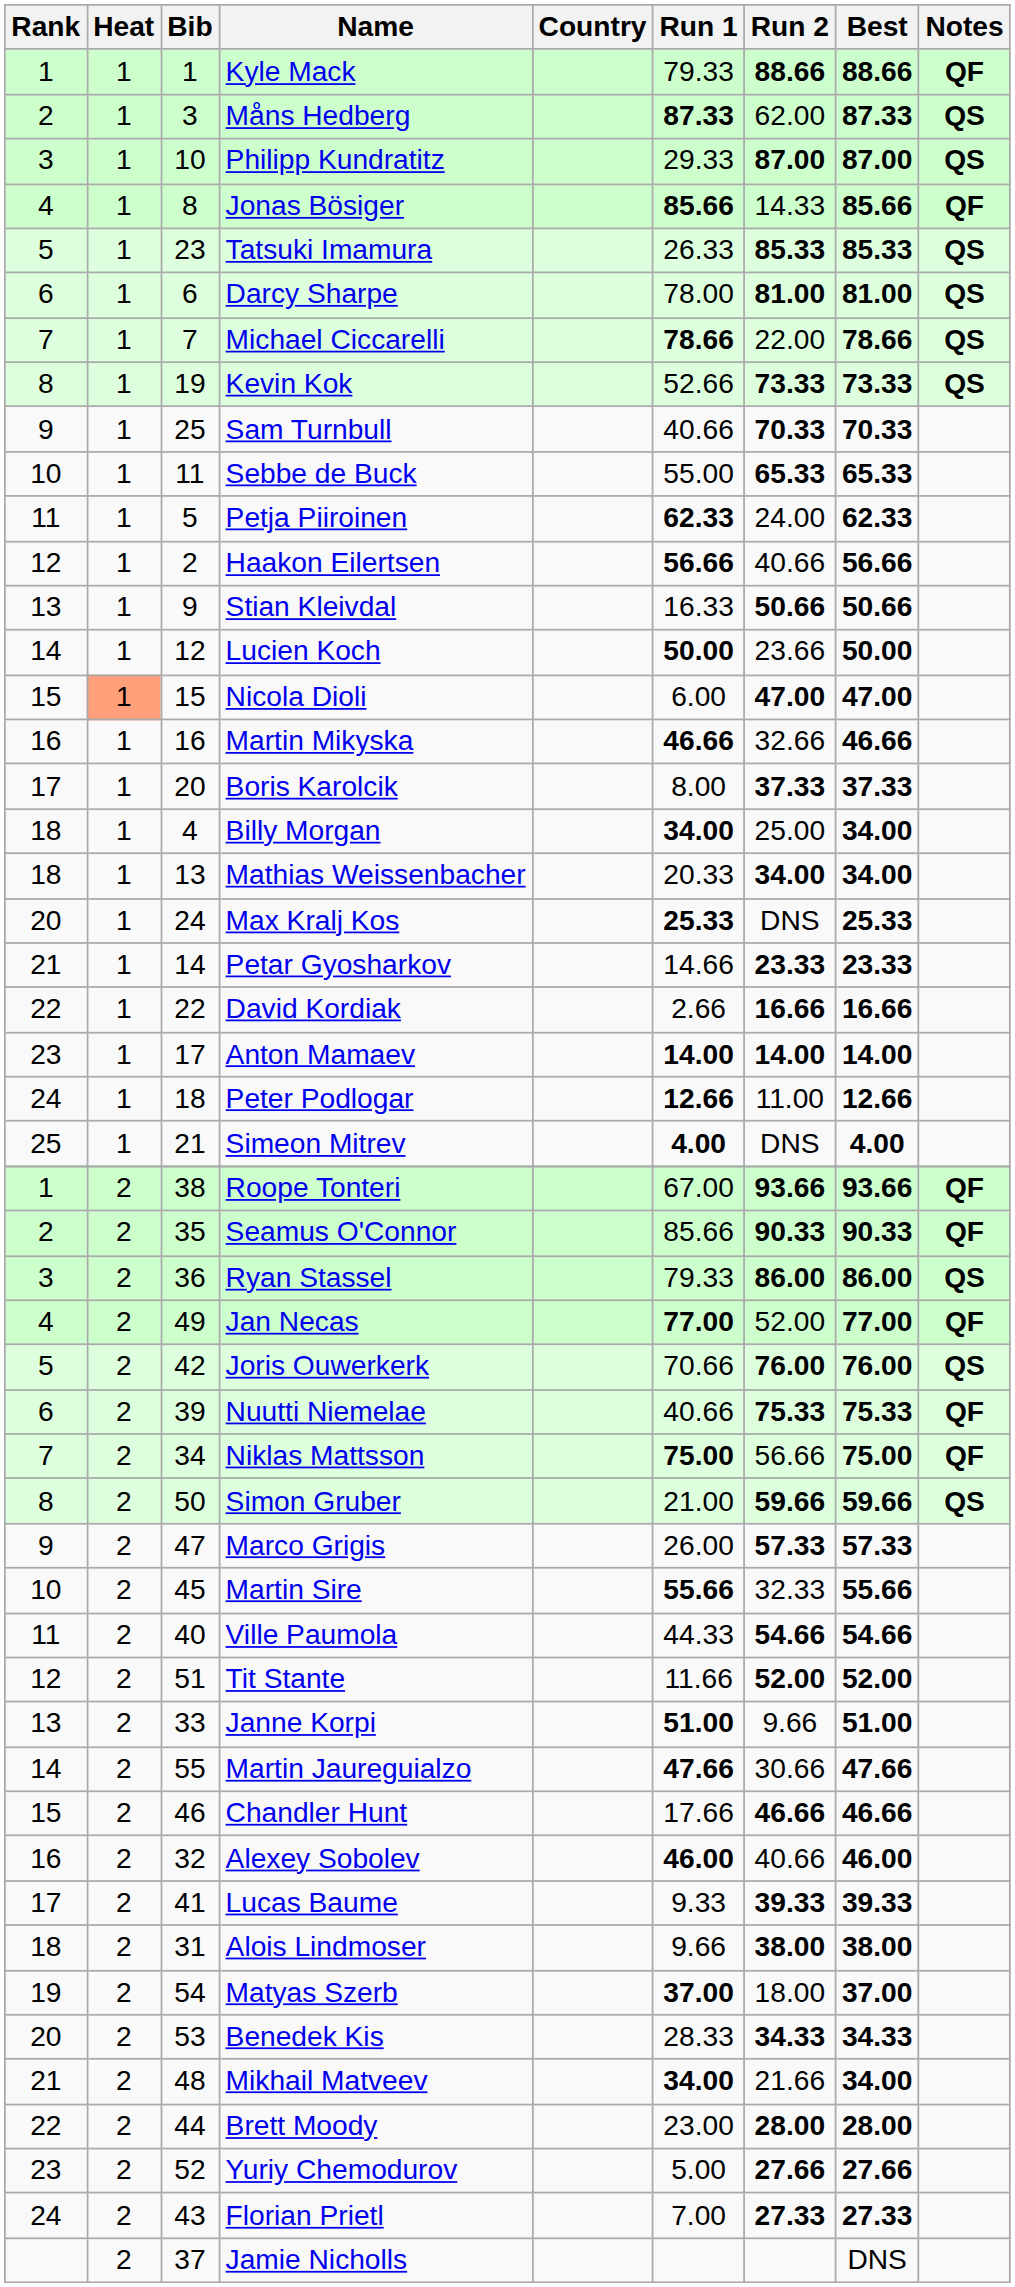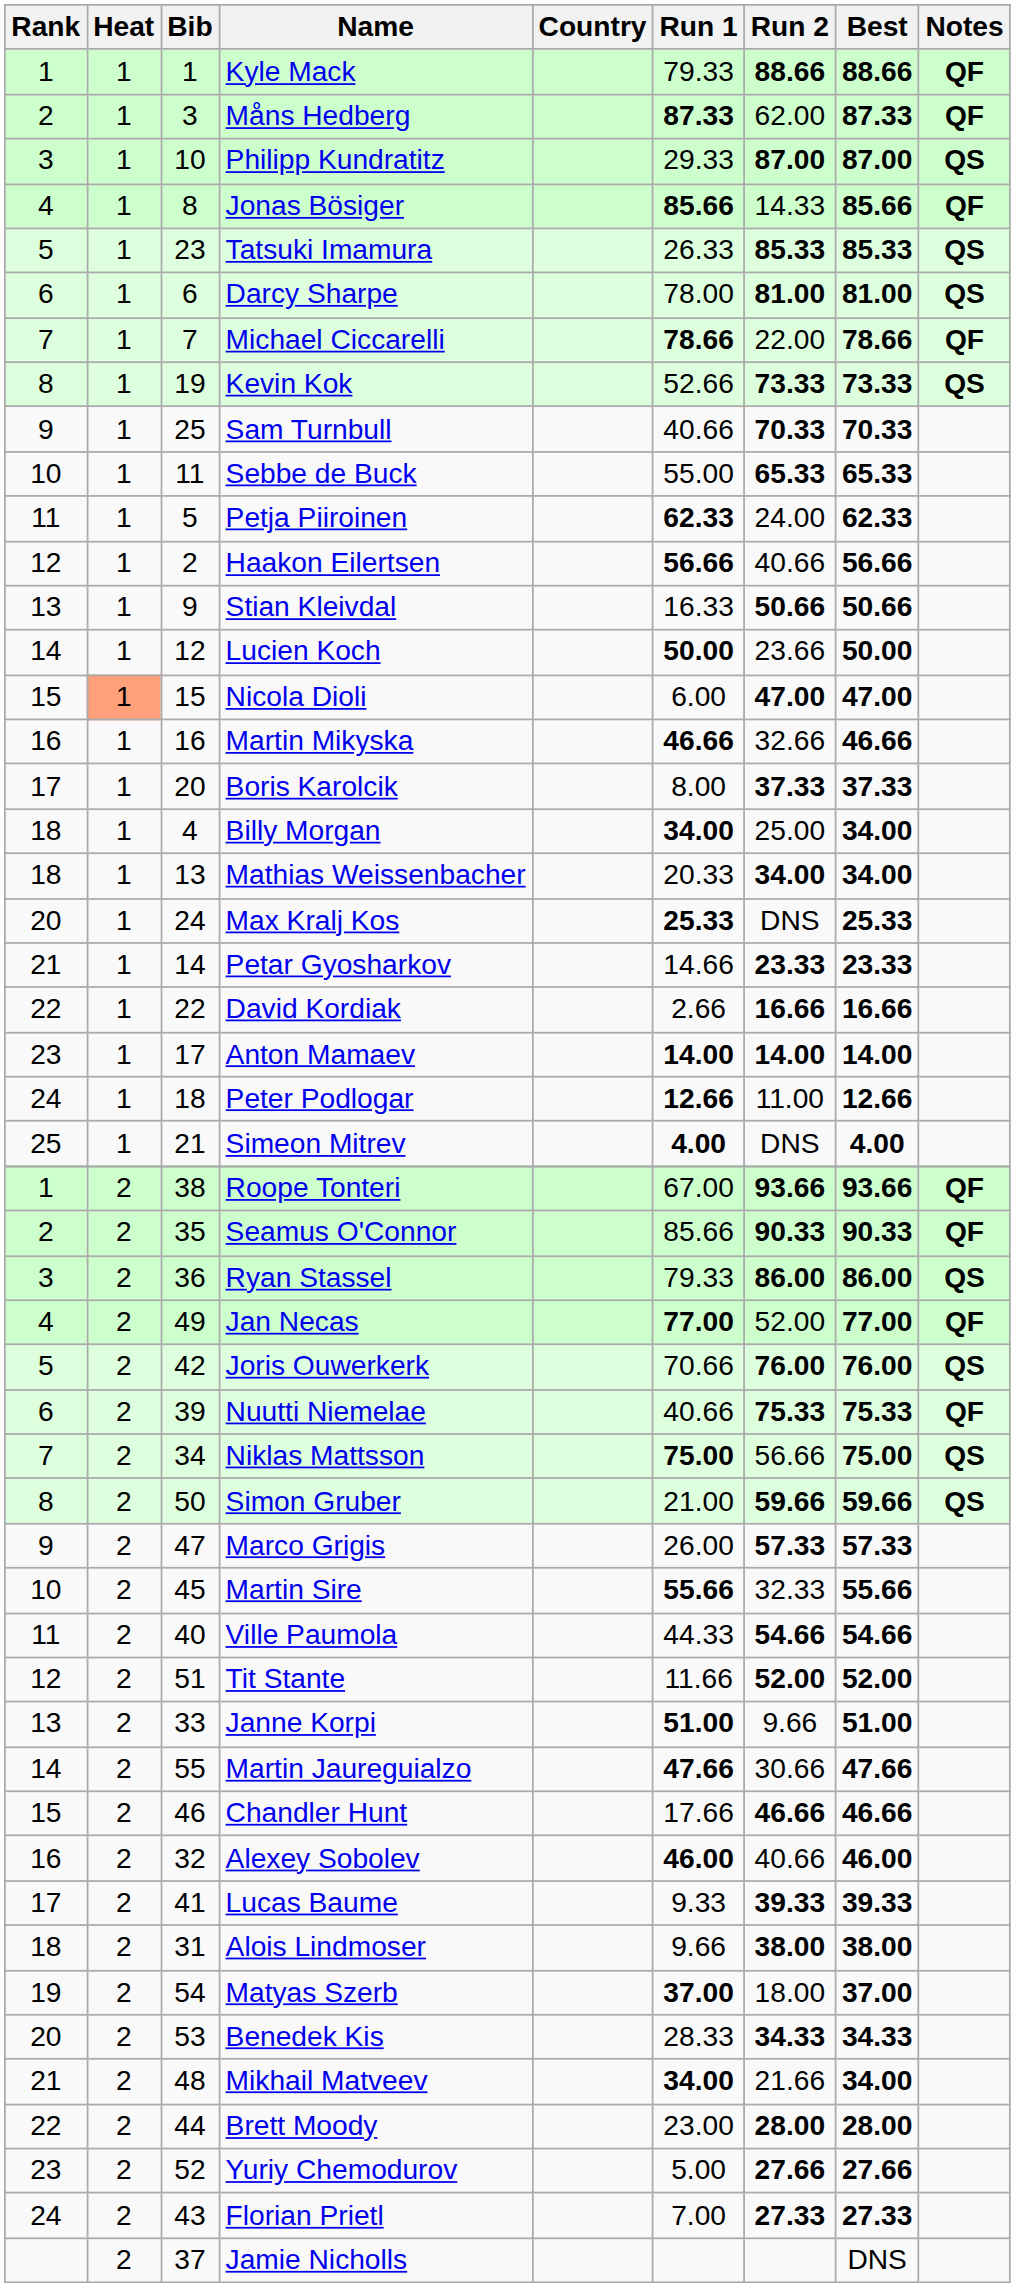(964, 116) QS -> (964, 116) QF
(964, 339) QS -> (964, 339) QF
(964, 1455) QF -> (964, 1455) QS
